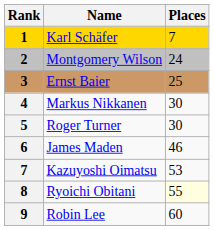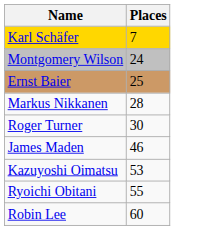- column: (24, 15)
(176, 103) 30 -> (137, 103) 28
(176, 192) lightyellow background -> (137, 192) no background
